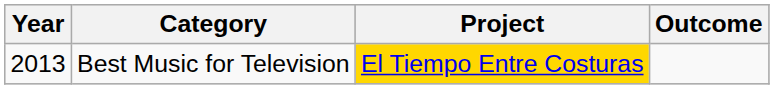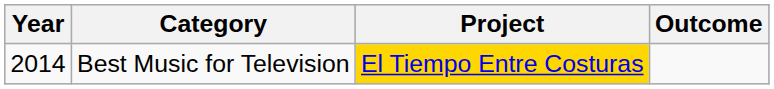(38, 63) 2013 -> (38, 63) 2014
